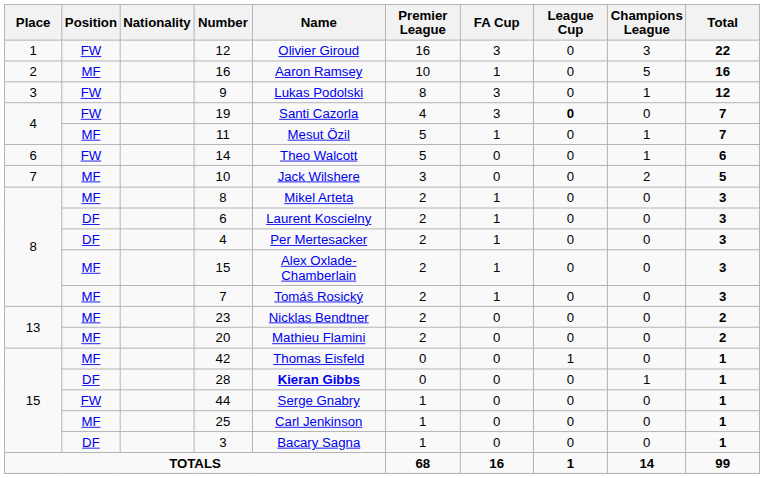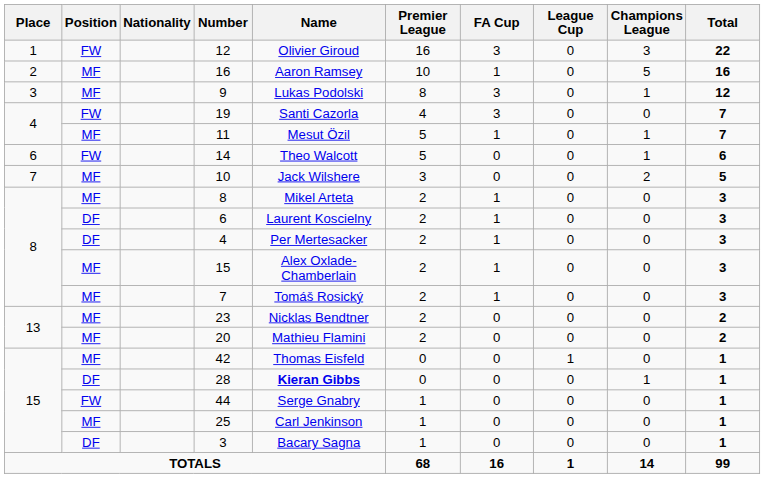(91, 93) FW -> (91, 93) MF
(571, 114) bold -> (571, 114) normal
